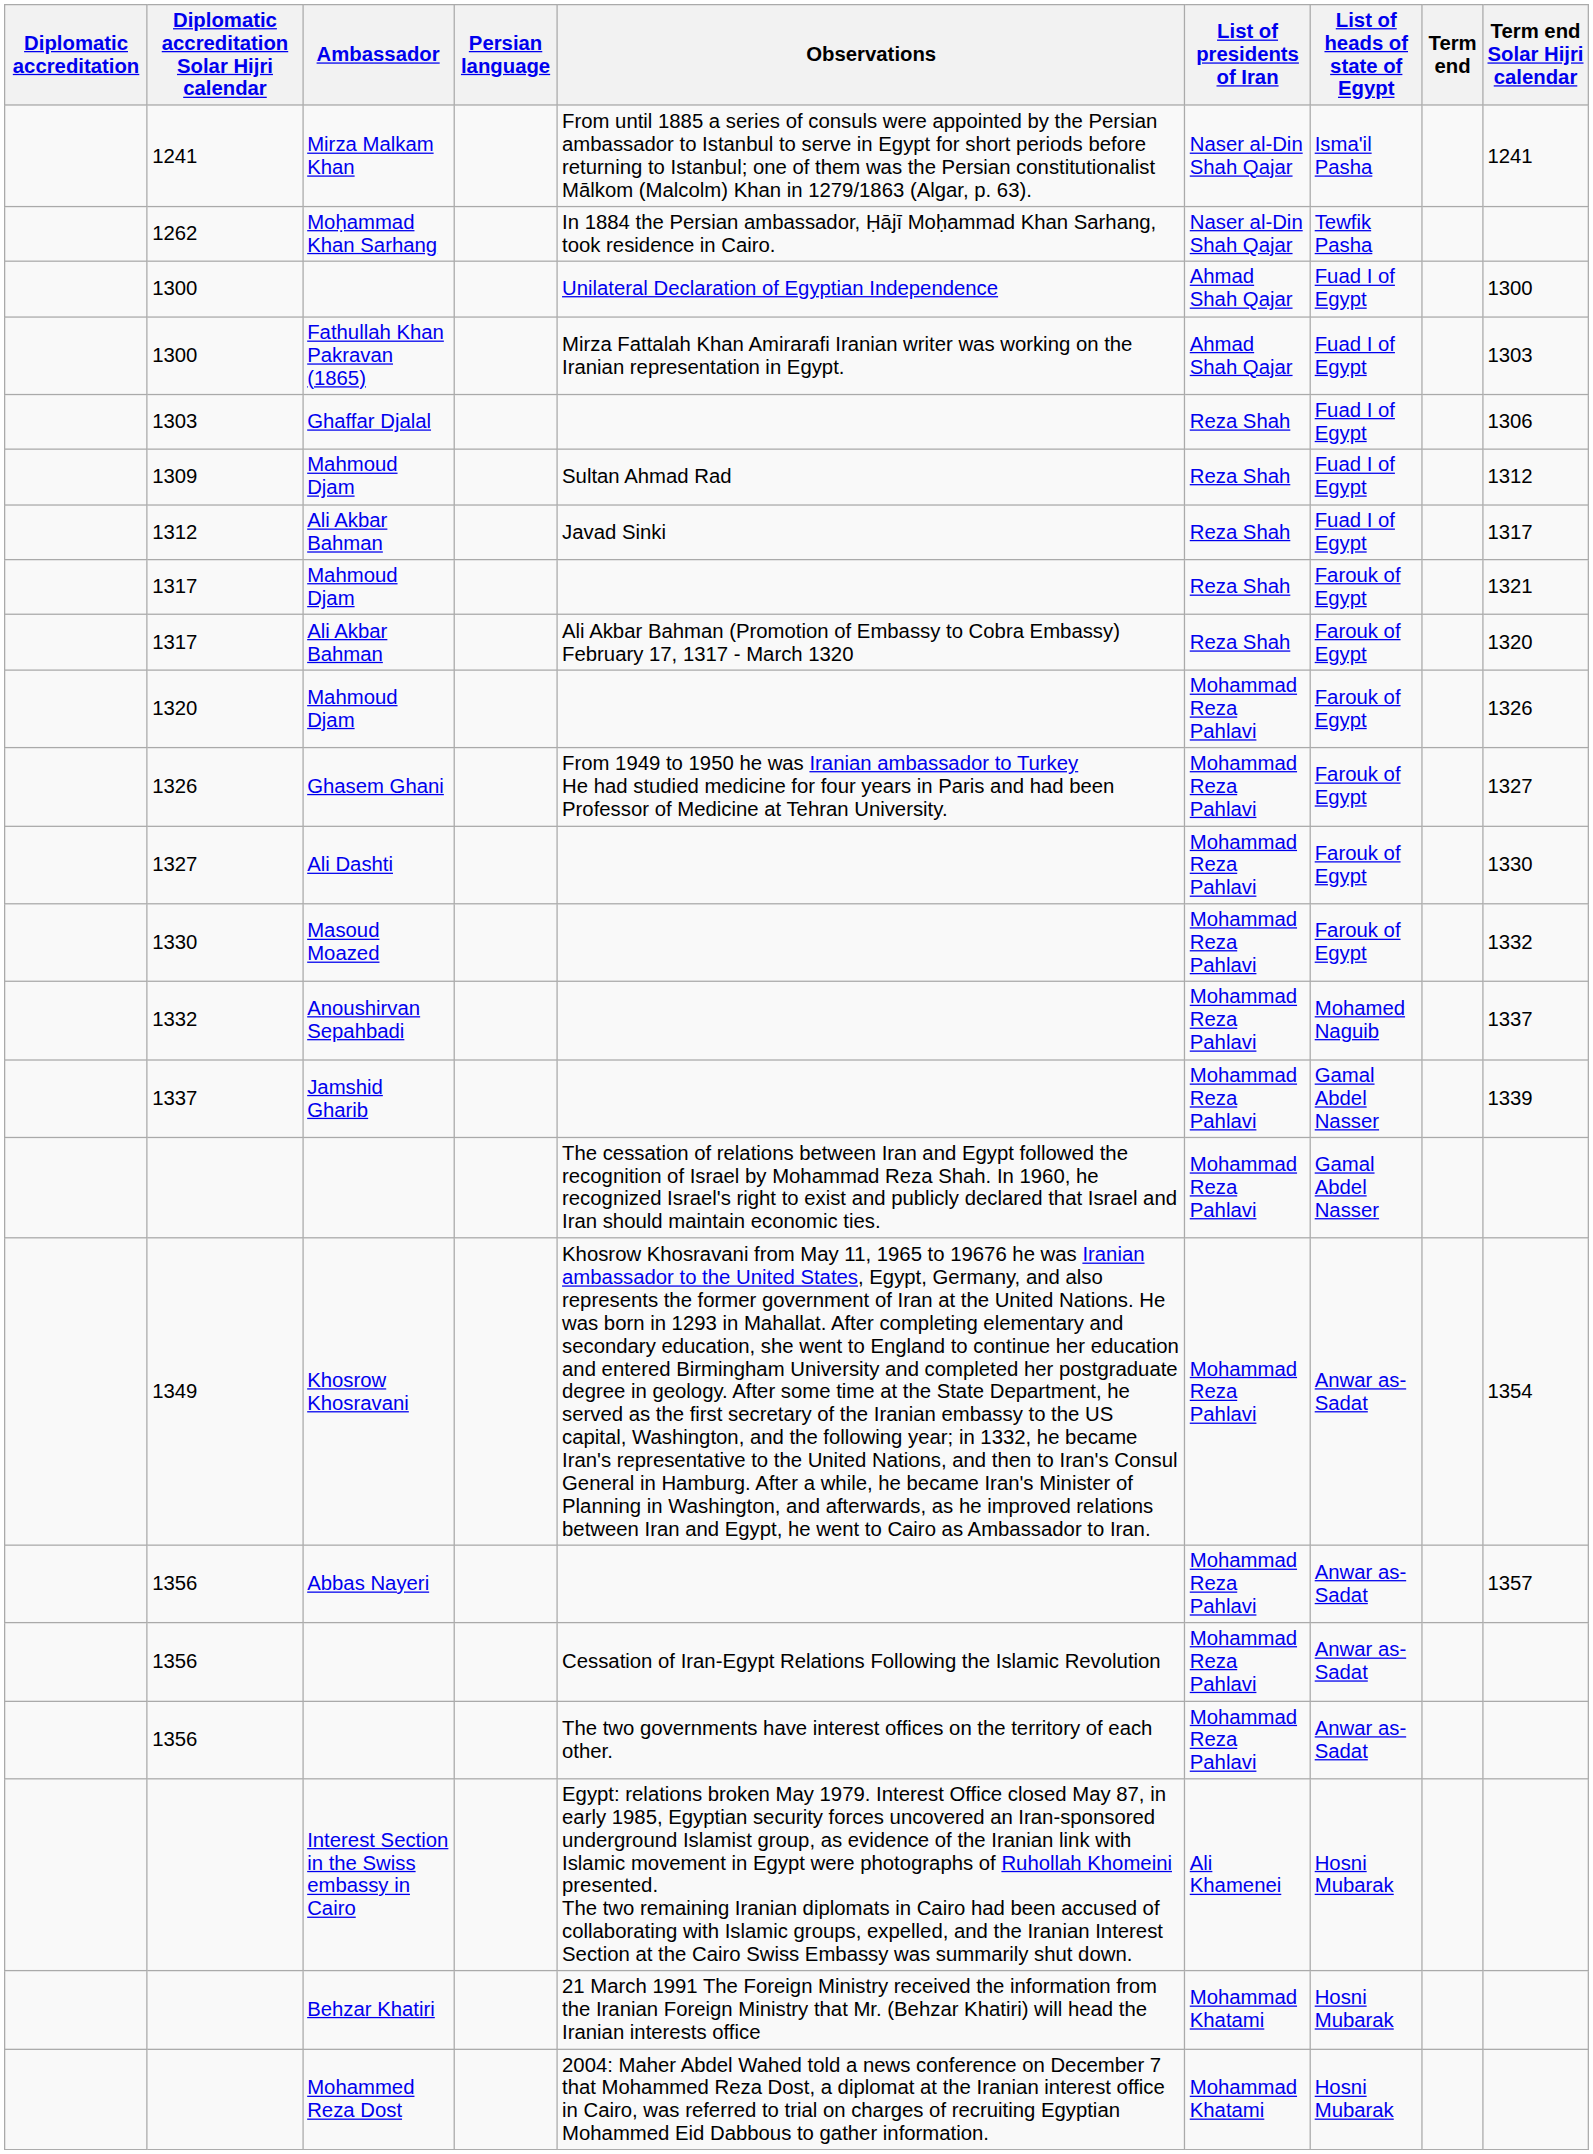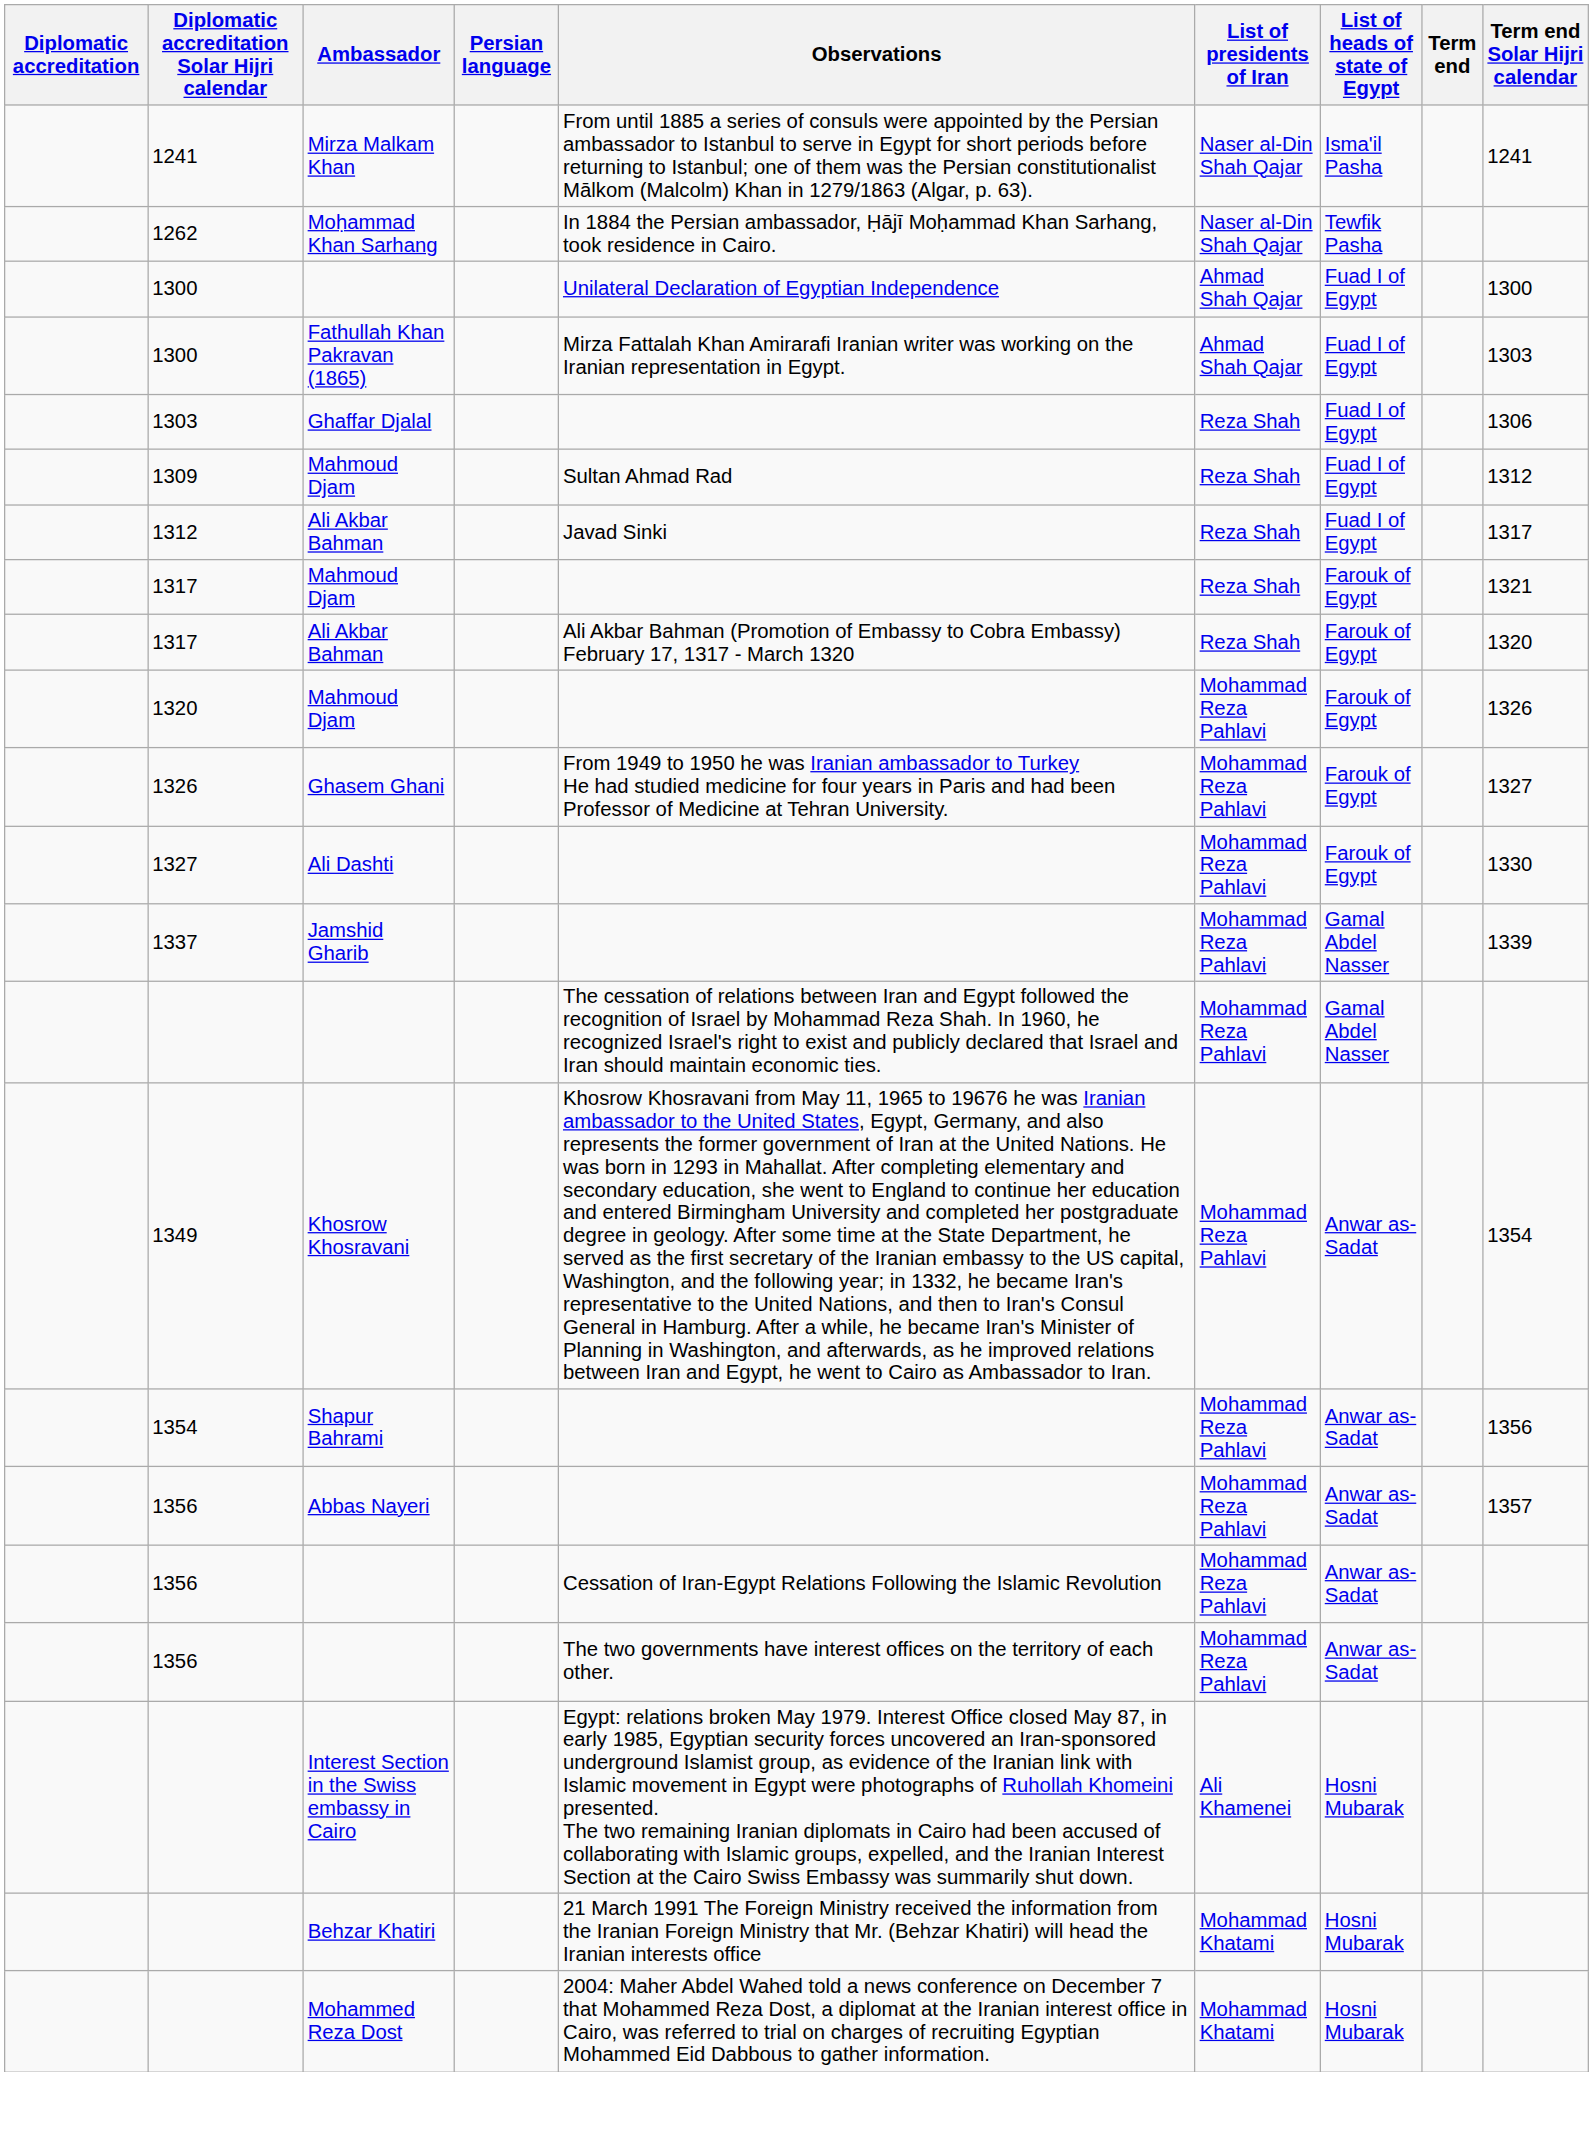- row: (175, 942)
- row: (175, 1020)
+ row: (175, 1427)
